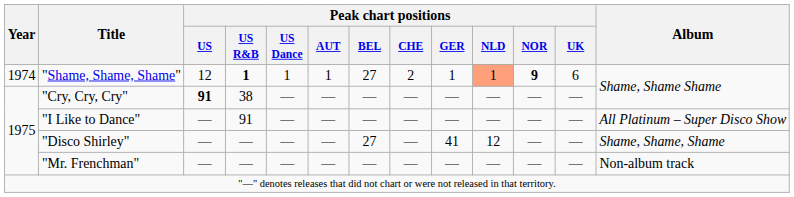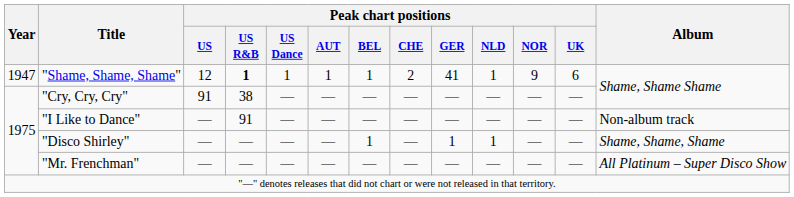(22, 75) 1974 -> (22, 75) 1947
(370, 75) 27 -> (370, 75) 1
(452, 75) 1 -> (452, 75) 41
(493, 75) lightsalmon background -> (493, 75) no background
(534, 75) bold -> (534, 75) normal
(205, 97) bold -> (205, 97) normal
(693, 119) All Platinum – Super Disco Show -> (647, 119) Non-album track
(370, 141) 27 -> (370, 141) 1
(452, 141) 41 -> (452, 141) 1
(493, 141) 12 -> (493, 141) 1
(647, 163) Non-album track -> (693, 163) All Platinum – Super Disco Show
